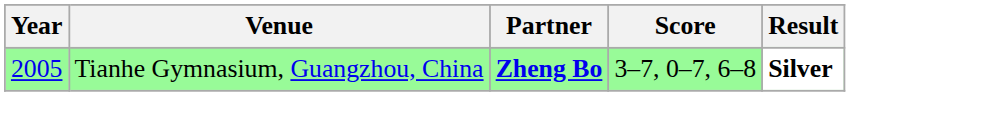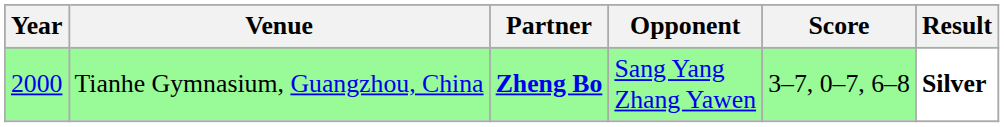+ column: (685, 26)
(37, 68) 2005 -> (37, 83) 2000
